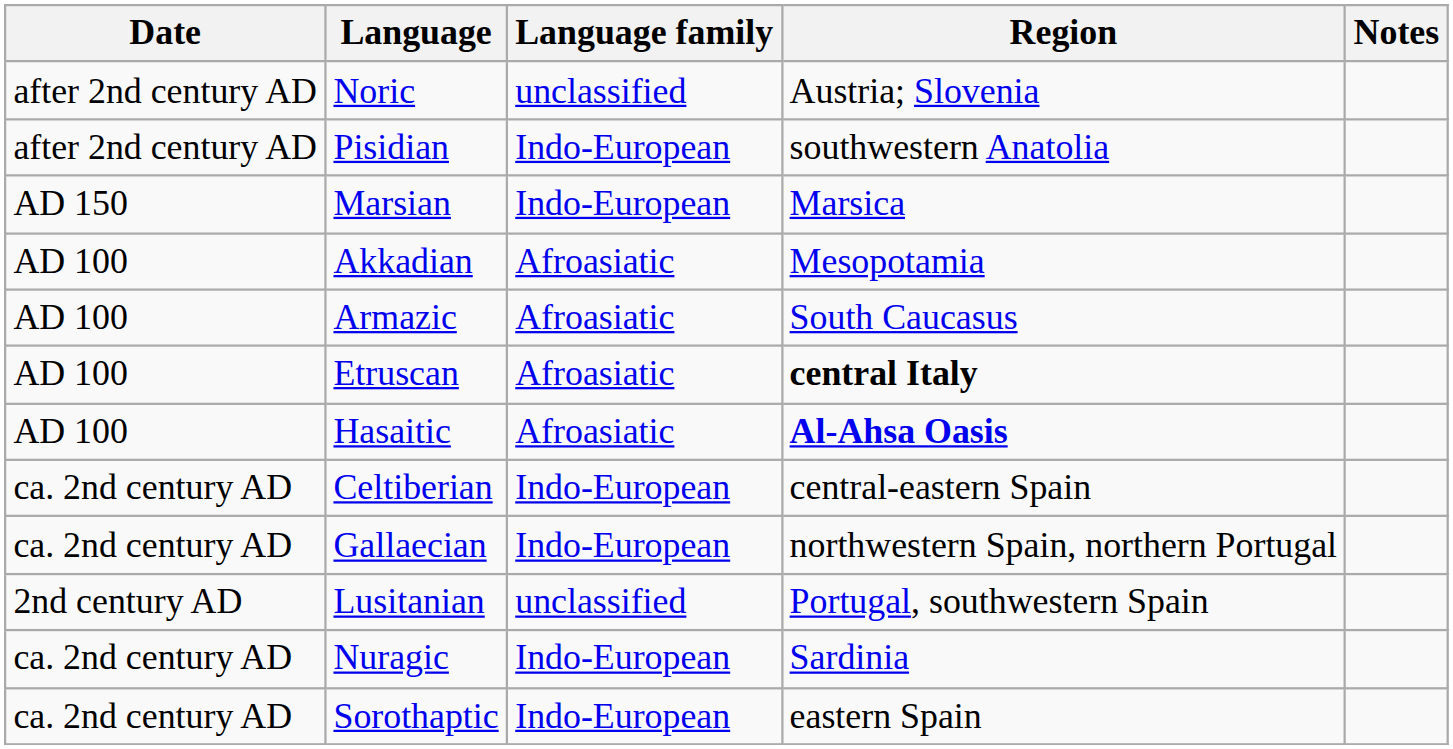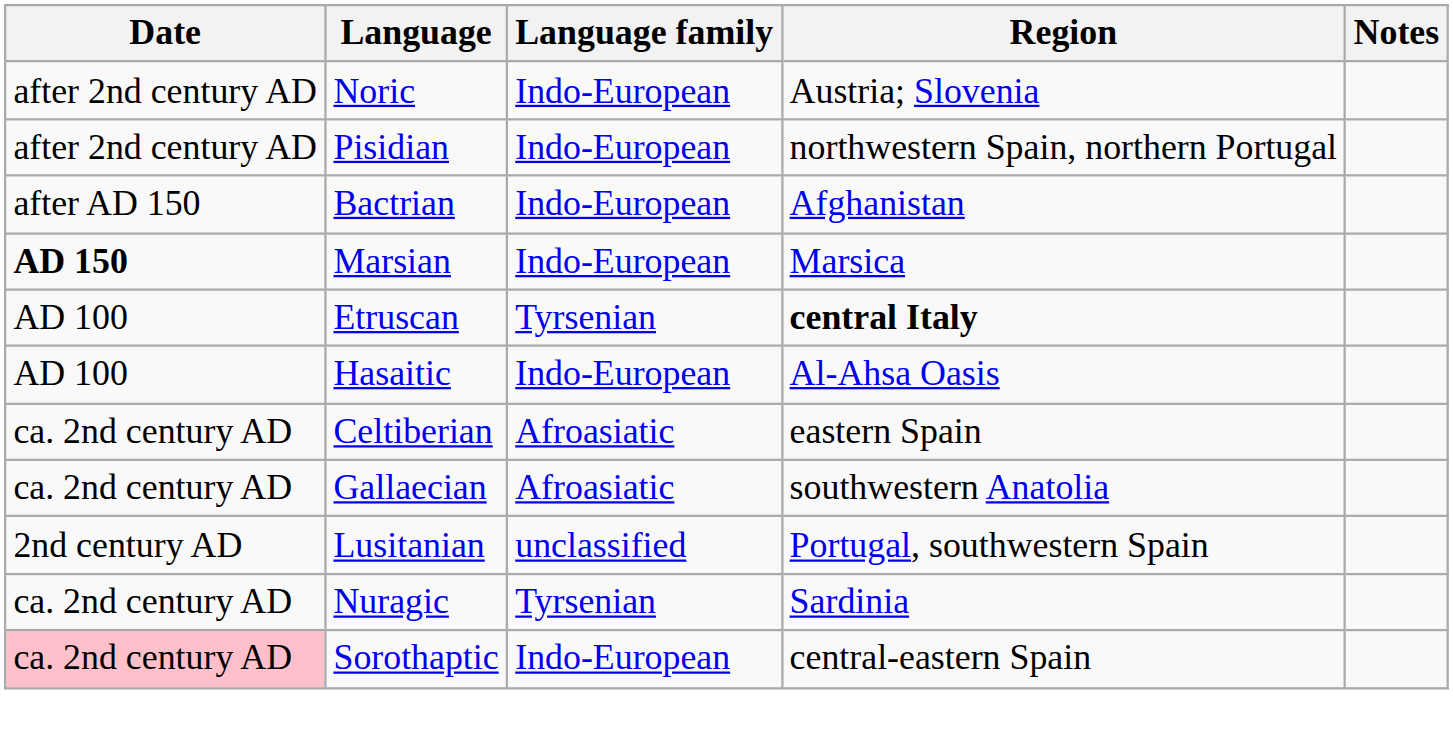(601, 89) unclassified -> (623, 89) Indo-European
(949, 146) southwestern Anatolia -> (1063, 146) northwestern Spain, northern Portugal
+ row: (394, 203)
(71, 203) normal -> (71, 260) bold
- row: (403, 260)
- row: (395, 317)
(595, 373) Afroasiatic -> (586, 317) Tyrsenian
(595, 430) Afroasiatic -> (623, 373) Indo-European
(899, 430) bold -> (895, 373) normal
(623, 487) Indo-European -> (595, 430) Afroasiatic
(940, 487) central-eastern Spain -> (886, 430) eastern Spain
(623, 544) Indo-European -> (595, 487) Afroasiatic
(1063, 544) northwestern Spain, northern Portugal -> (949, 487) southwestern Anatolia
(623, 658) Indo-European -> (586, 601) Tyrsenian
(153, 714) no background -> (153, 658) pink background
(886, 714) eastern Spain -> (940, 658) central-eastern Spain
